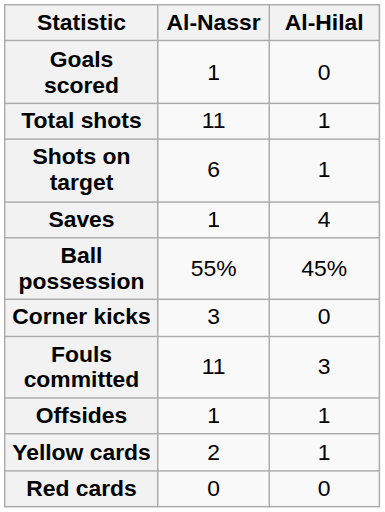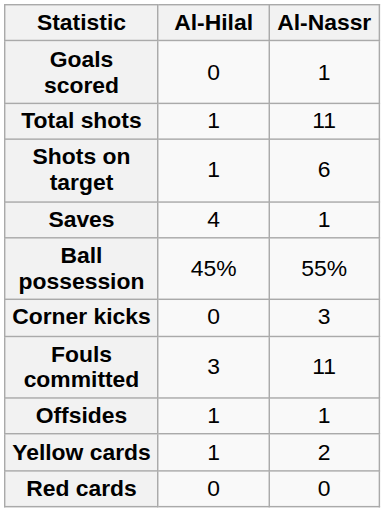columns swapped: (324, 22) <-> (214, 22)
